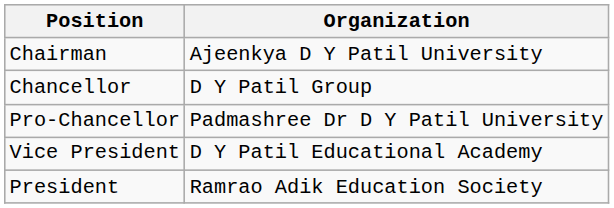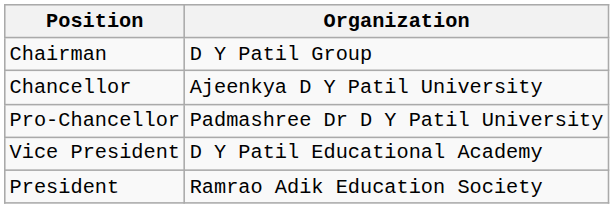(366, 54) Ajeenkya D Y Patil University -> (281, 54) D Y Patil Group
(281, 87) D Y Patil Group -> (366, 87) Ajeenkya D Y Patil University
